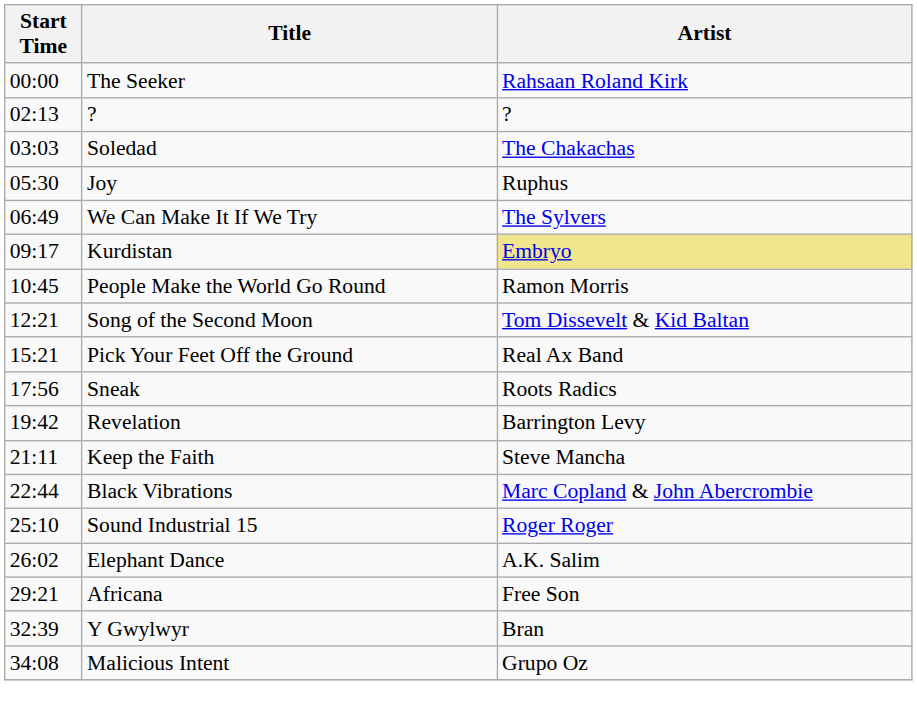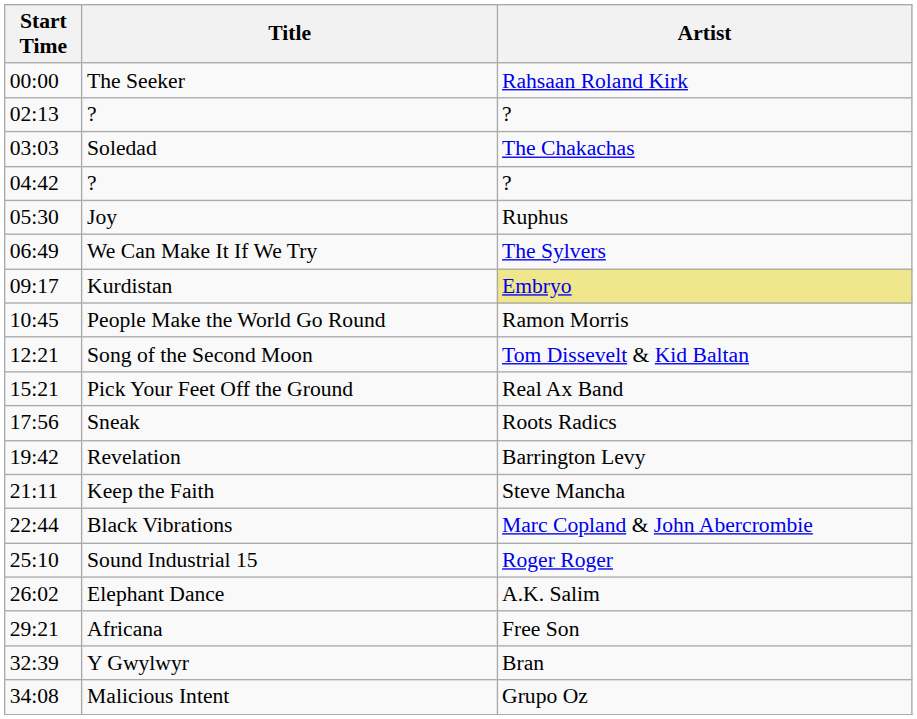+ row: (34, 182)
